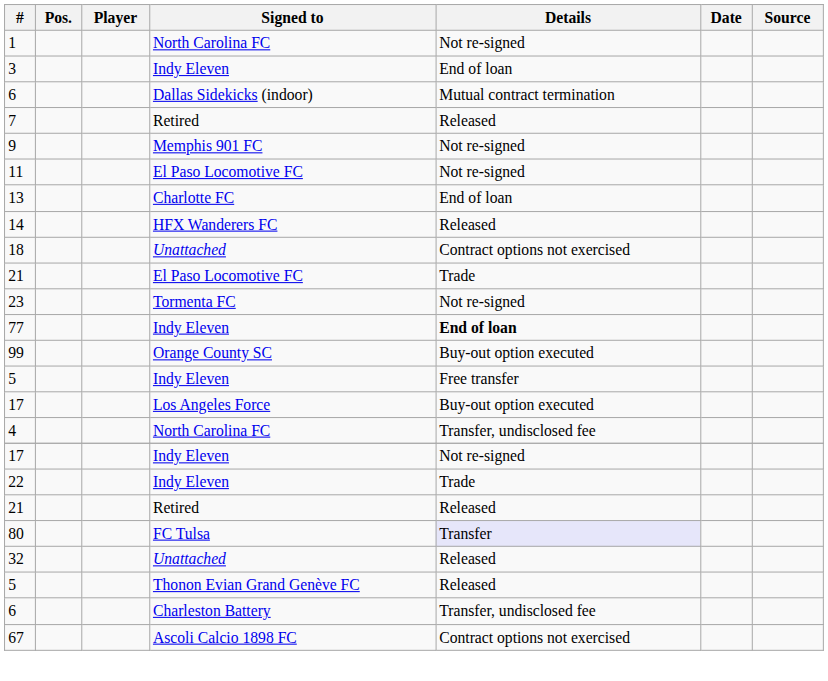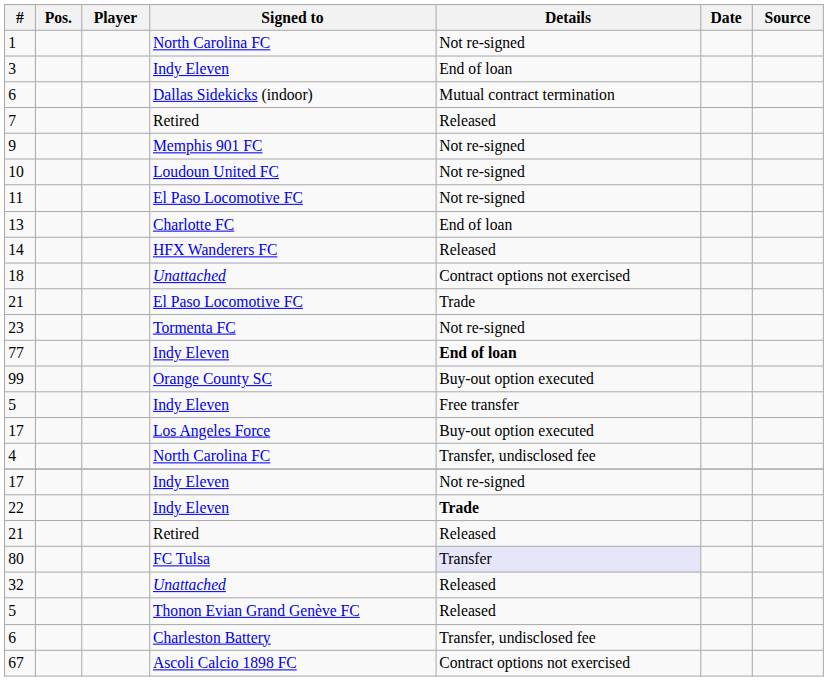+ row: (16, 172)
(457, 482) normal -> (459, 508) bold
